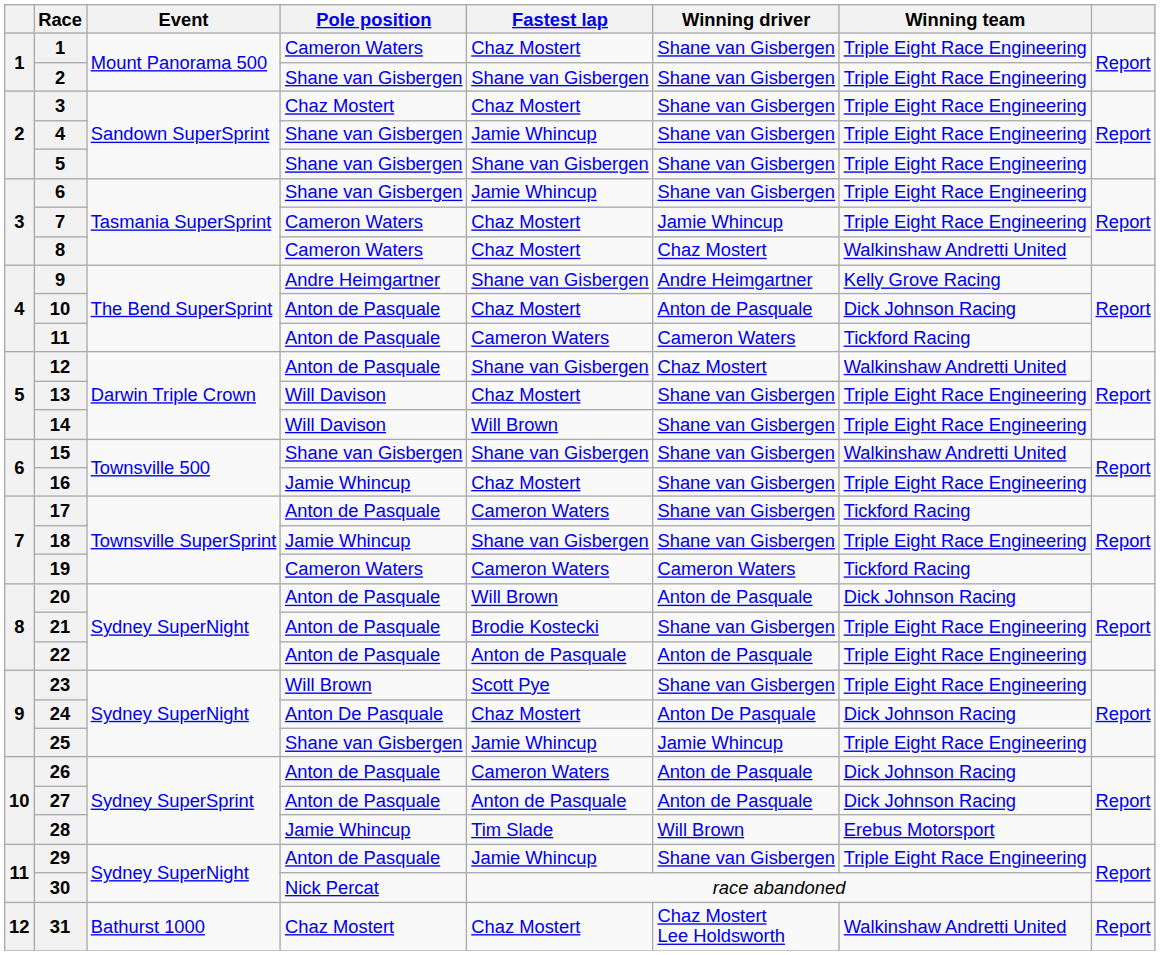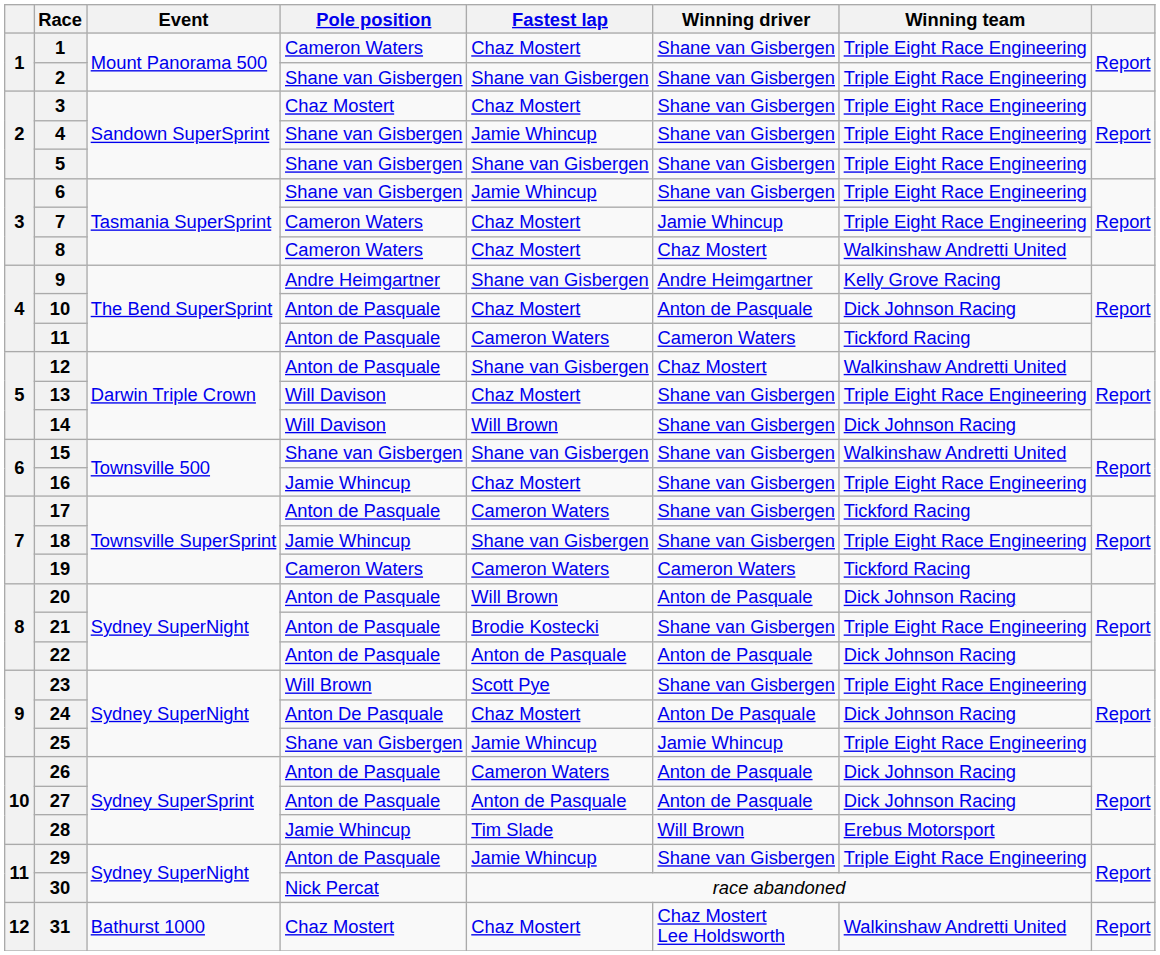(965, 424) Triple Eight Race Engineering -> (930, 424) Dick Johnson Racing
(965, 655) Triple Eight Race Engineering -> (930, 655) Dick Johnson Racing
